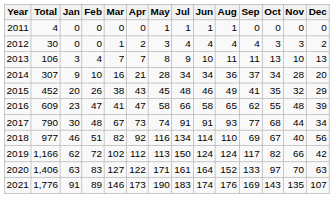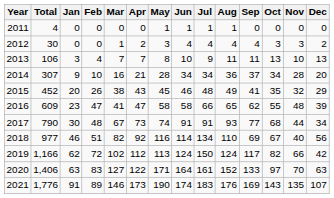columns swapped: (204, 12) <-> (183, 12)
